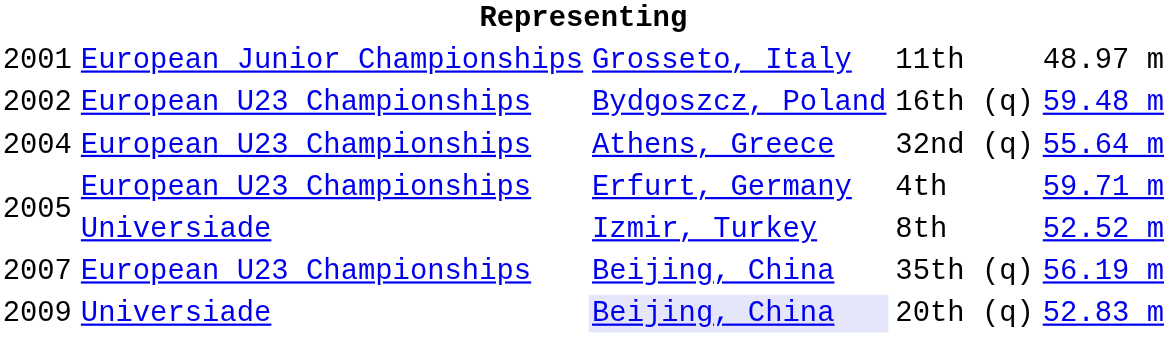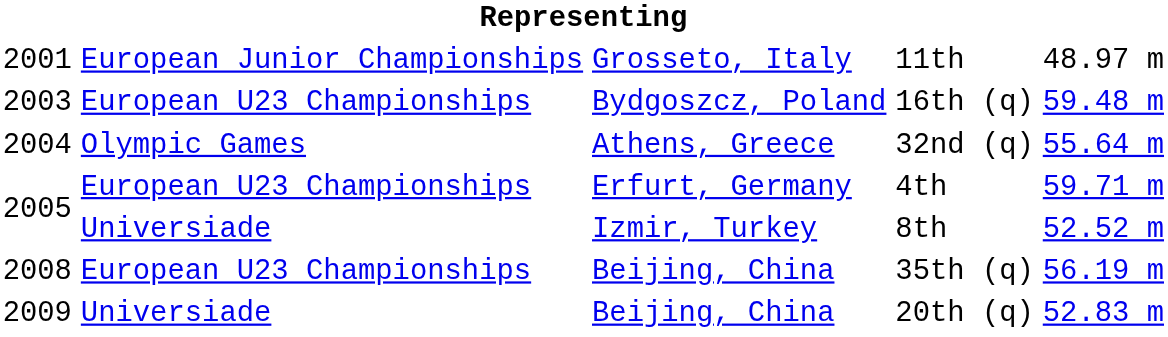(37, 103) 2002 -> (37, 103) 2003
(306, 145) European U23 Championships -> (193, 145) Olympic Games
(37, 271) 2007 -> (37, 271) 2008
(713, 314) lavender background -> (713, 314) no background
